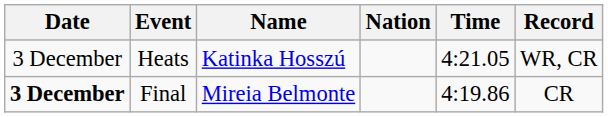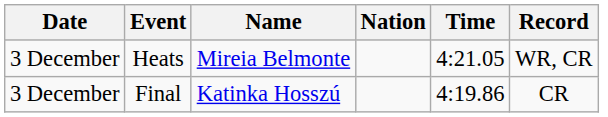(273, 58) Katinka Hosszú -> (273, 58) Mireia Belmonte
(67, 93) bold -> (65, 93) normal
(278, 93) Mireia Belmonte -> (268, 93) Katinka Hosszú
